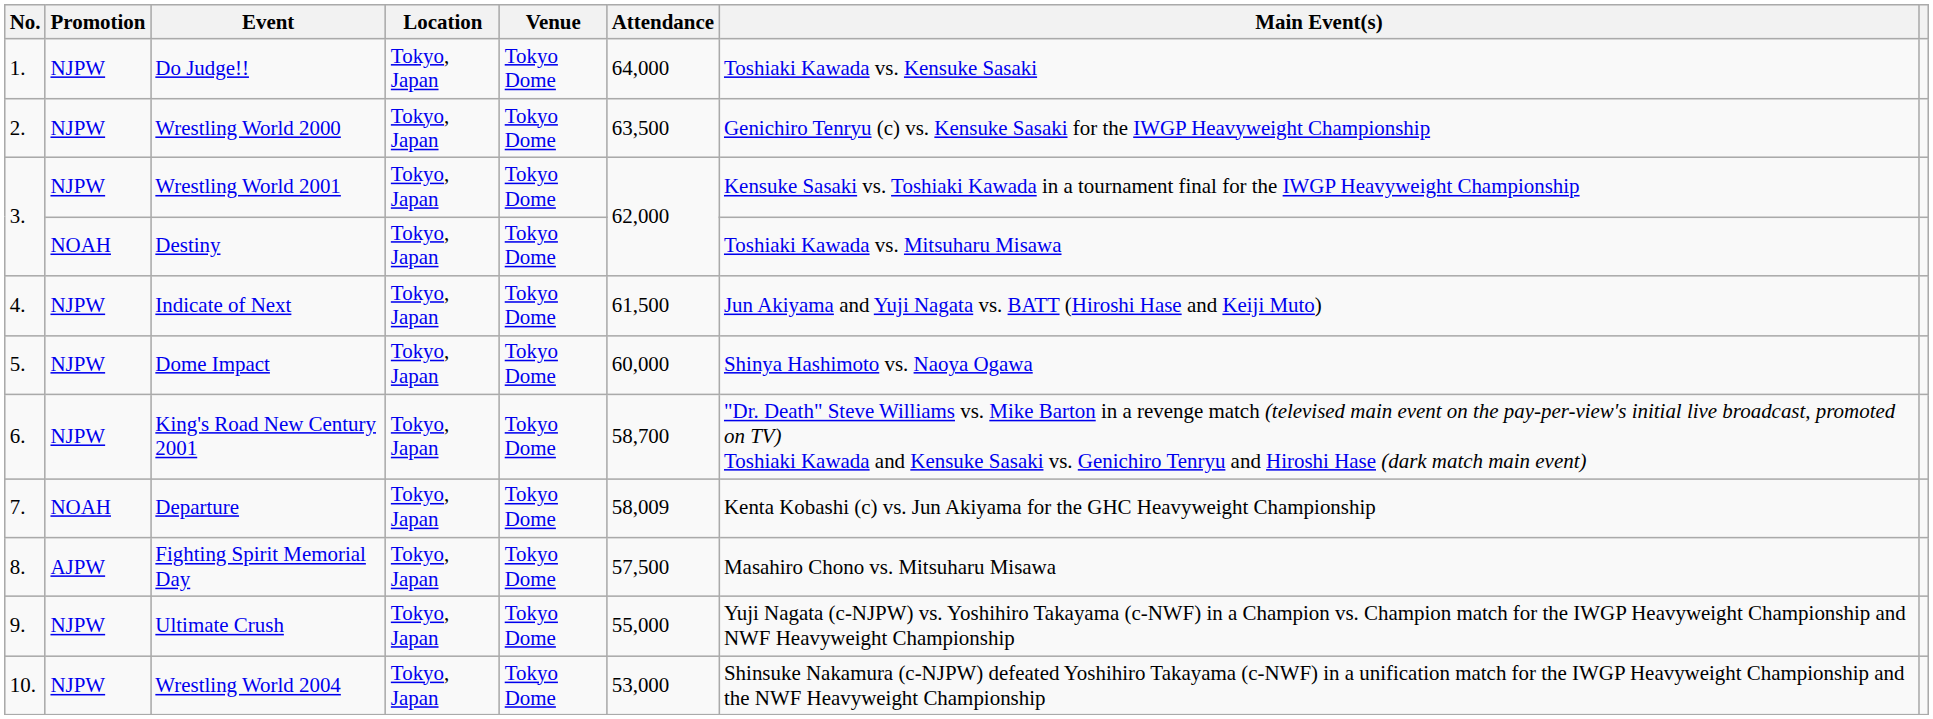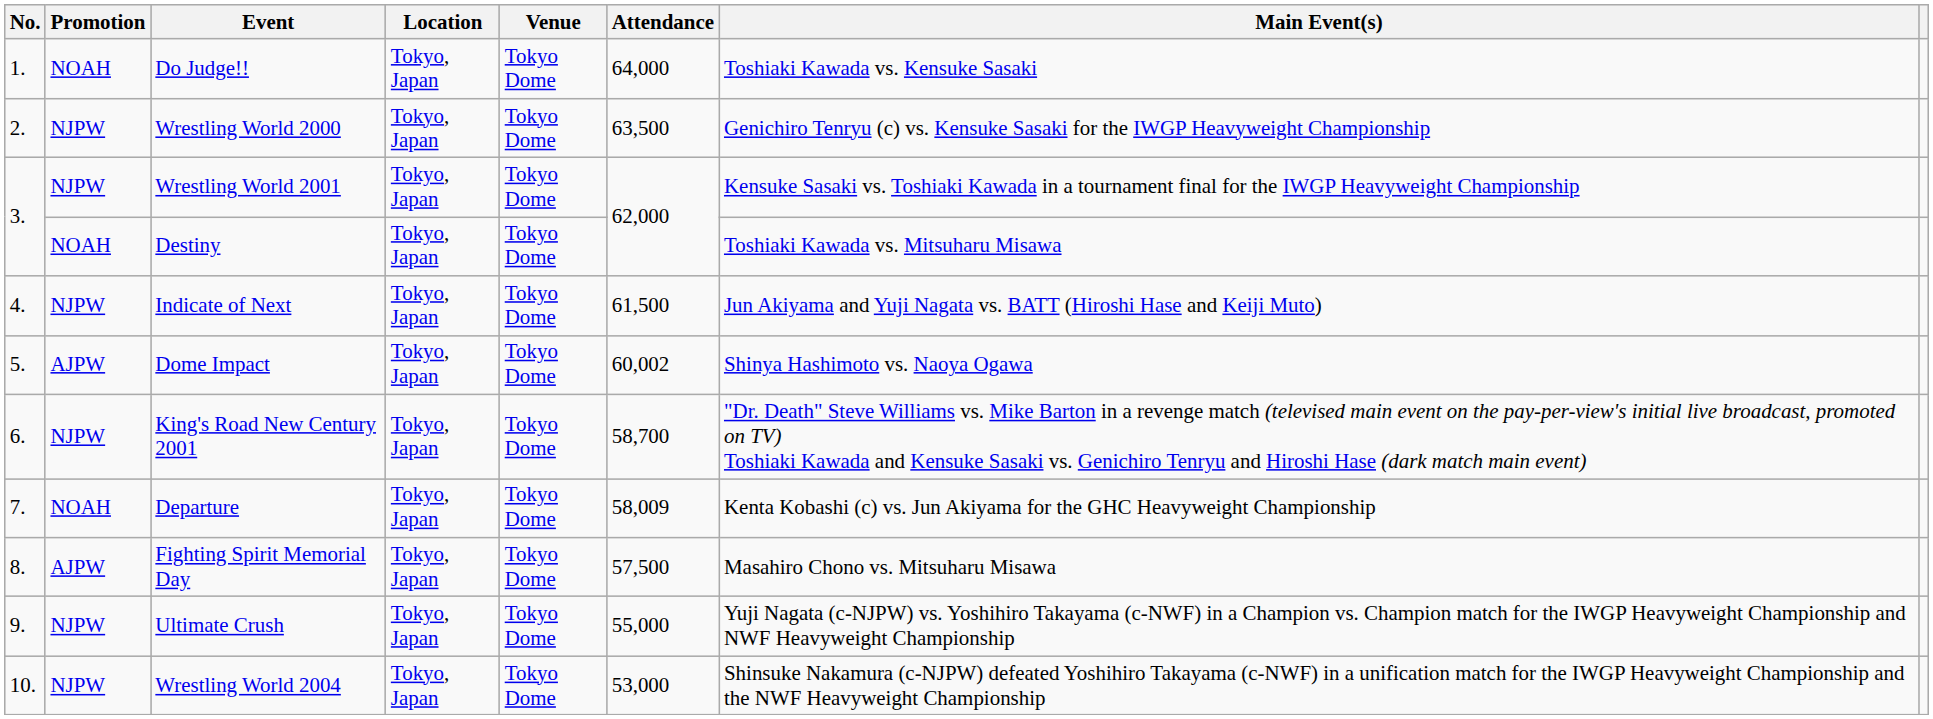(78, 68) NJPW -> (81, 68) NOAH
(78, 364) NJPW -> (78, 364) AJPW
(641, 364) 60,000 -> (641, 364) 60,002
